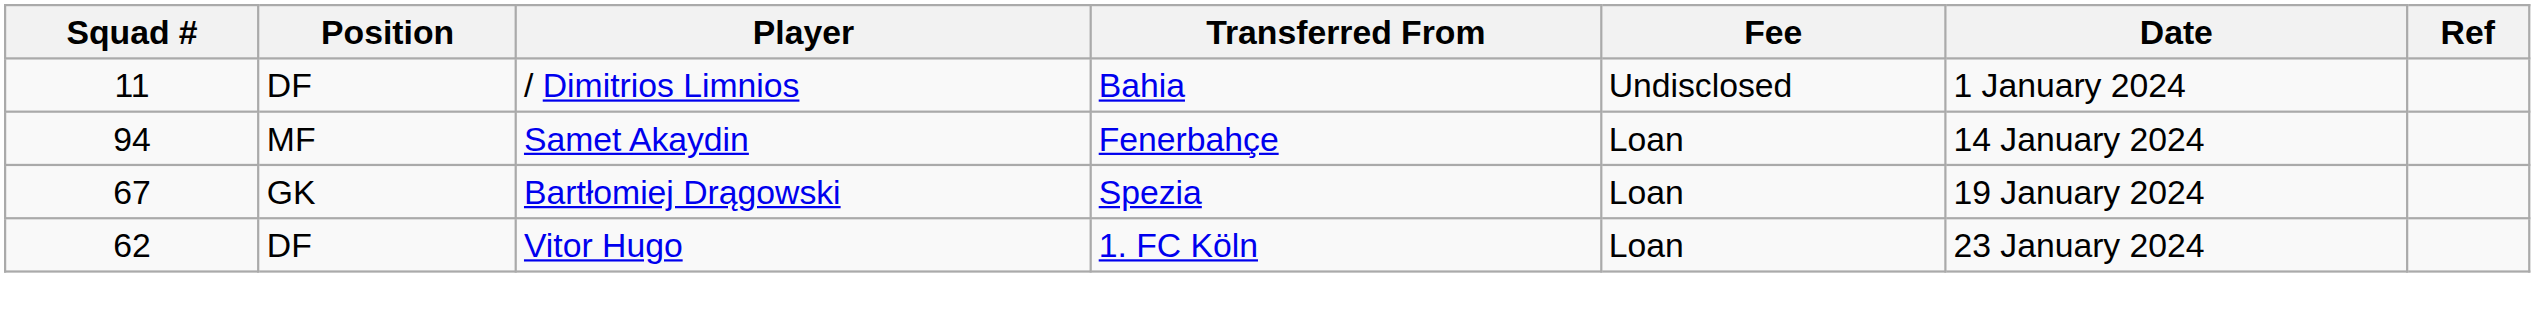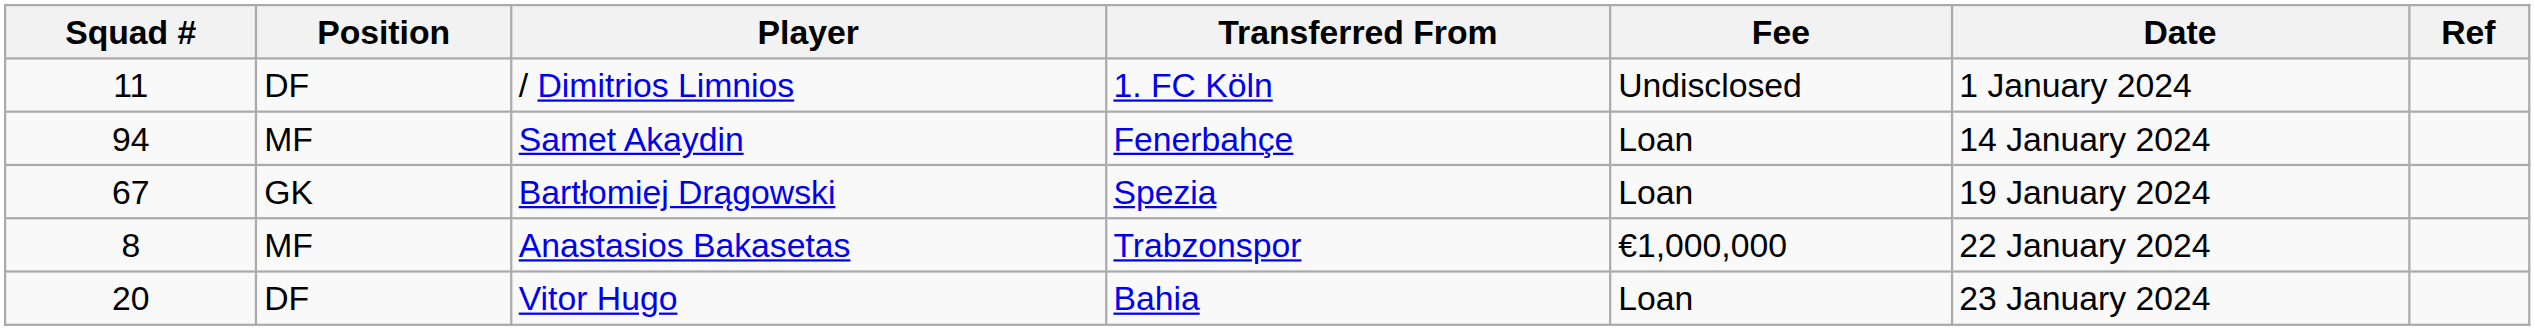(1142, 85) Bahia -> (1193, 85) 1. FC Köln
+ row: (685, 246)
(132, 246) 62 -> (131, 299) 20
(1178, 246) 1. FC Köln -> (1157, 299) Bahia
